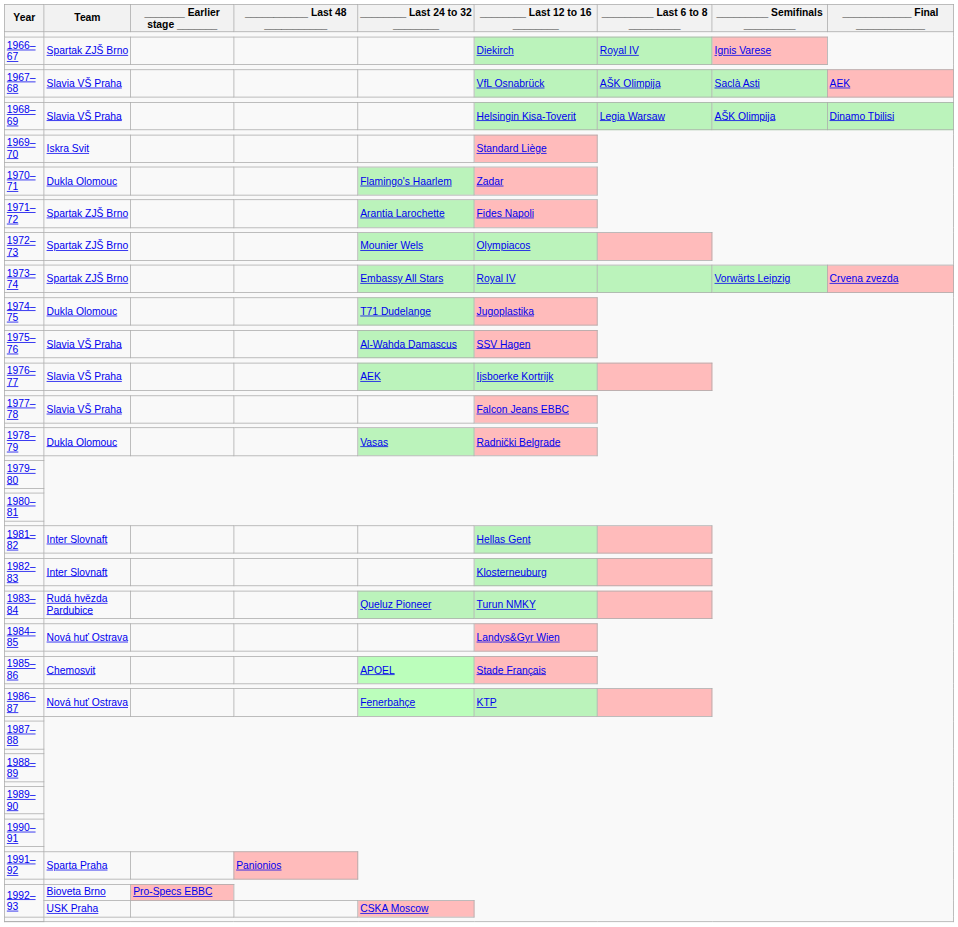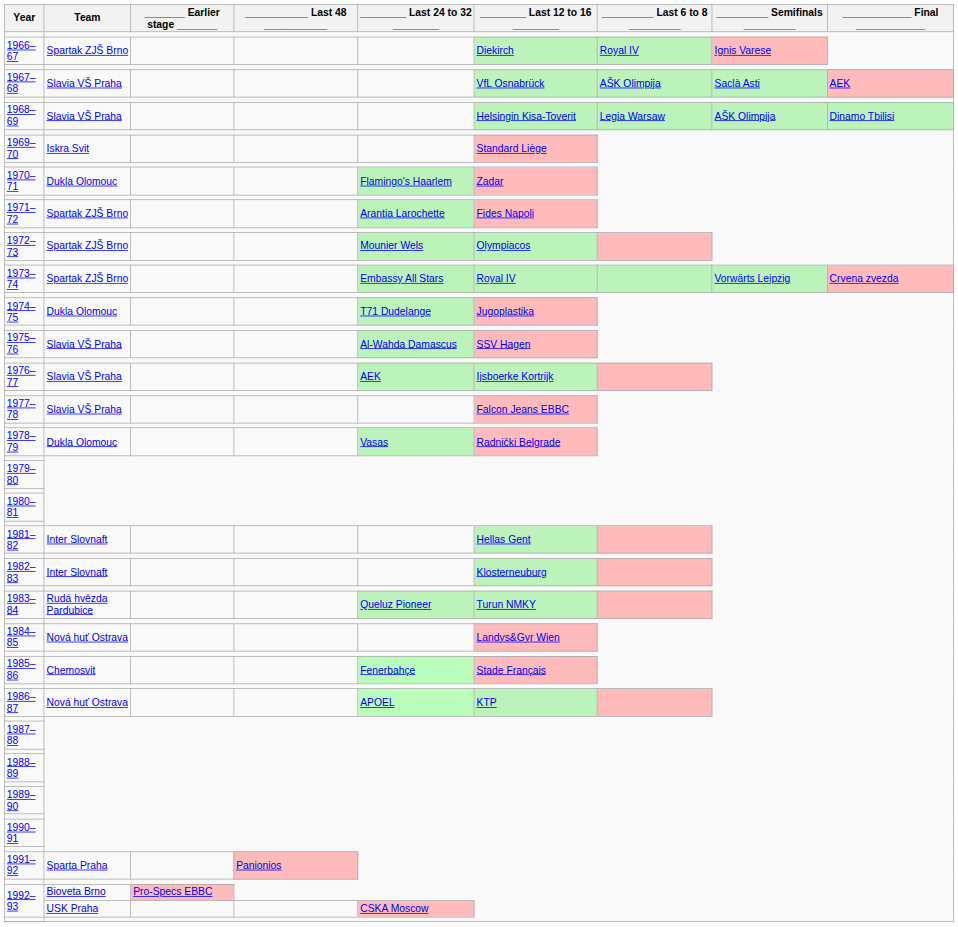(377, 670) APOEL -> (388, 670) Fenerbahçe
(388, 702) Fenerbahçe -> (377, 702) APOEL
